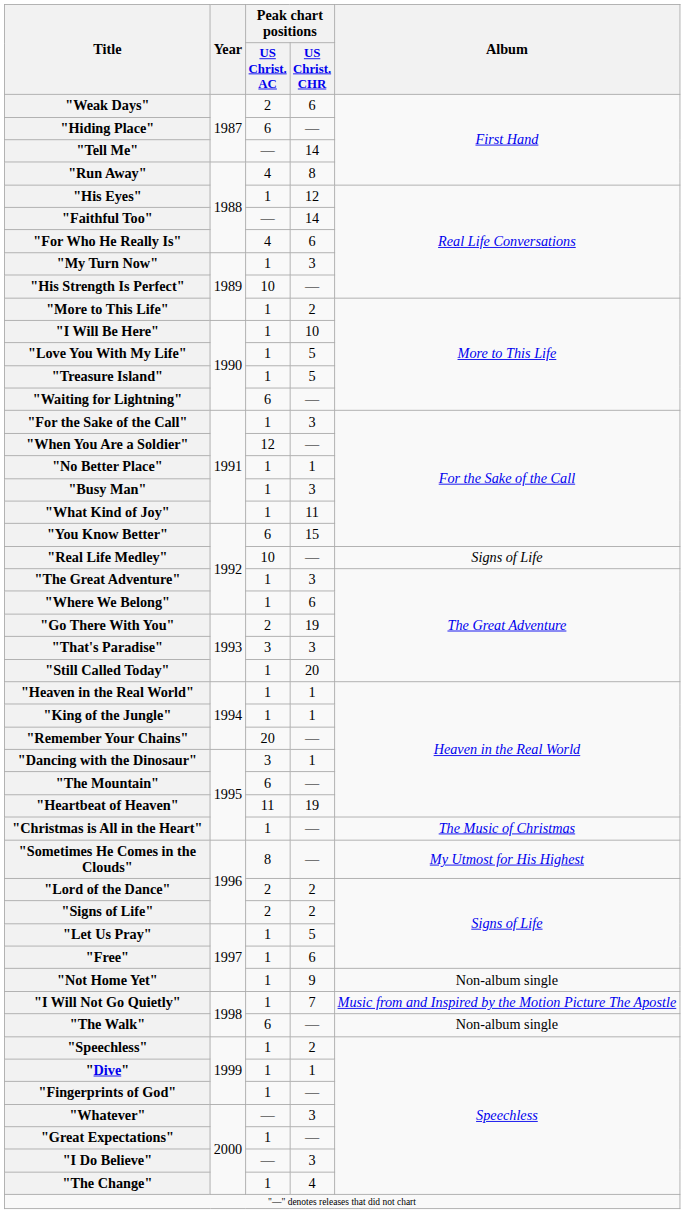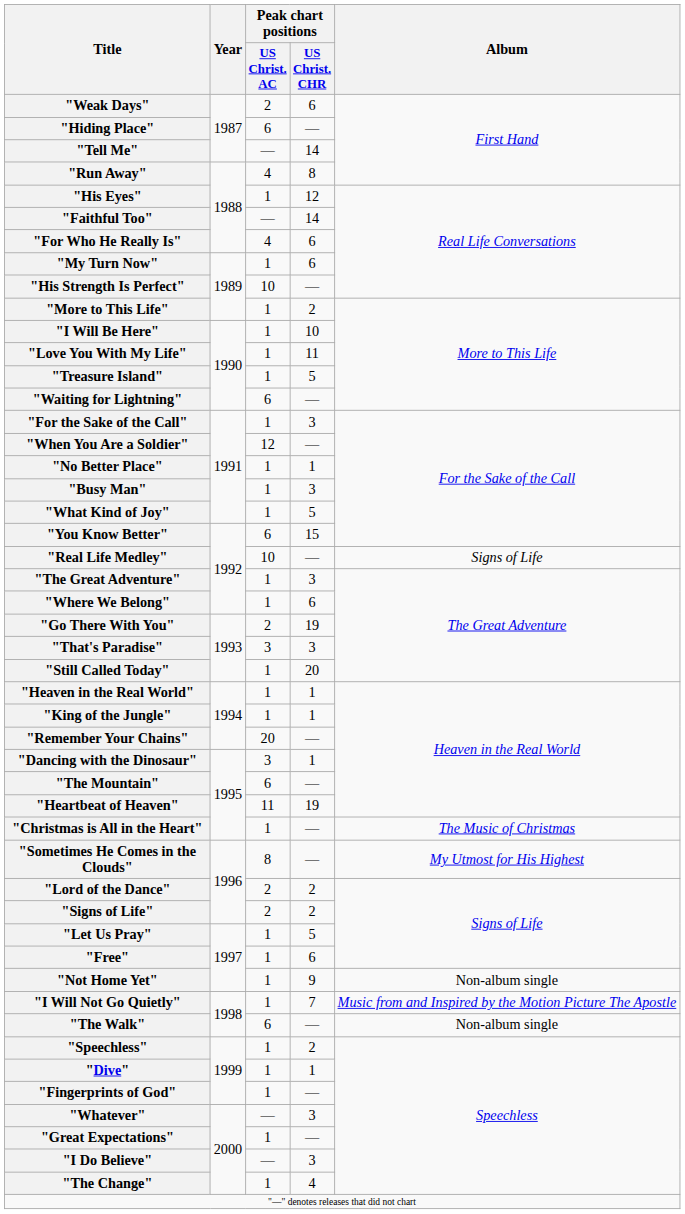(312, 263) 3 -> (312, 263) 6
(312, 354) 5 -> (312, 354) 11
(312, 512) 11 -> (312, 512) 5
